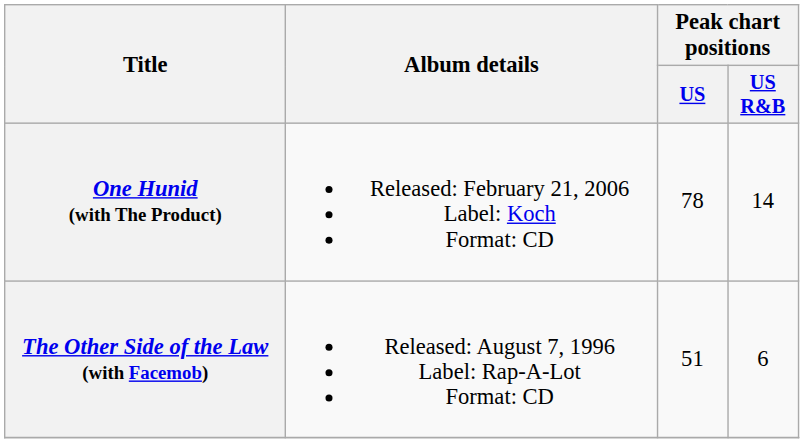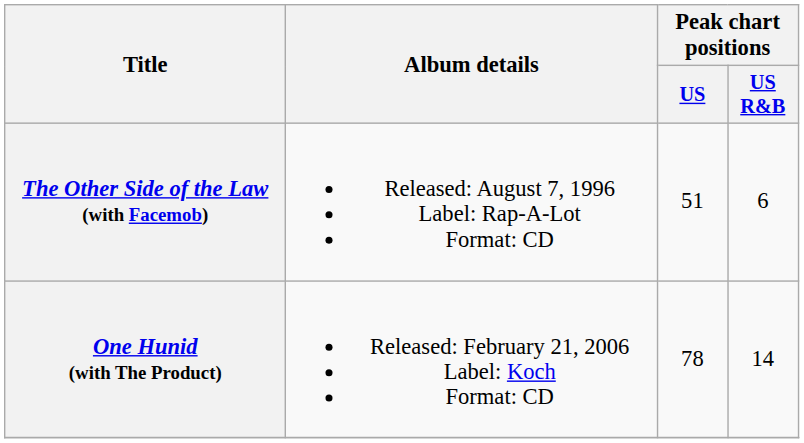rows swapped: (145, 358) <-> (145, 201)
